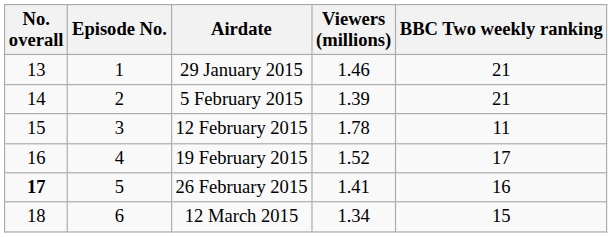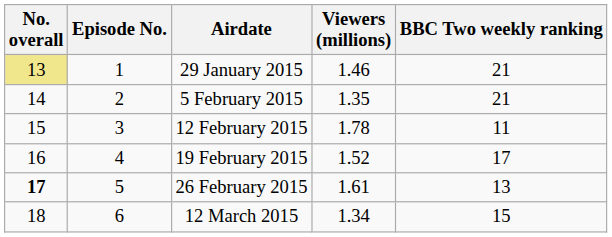(36, 69) no background -> (36, 69) khaki background
(354, 98) 1.39 -> (354, 98) 1.35
(354, 187) 1.41 -> (354, 187) 1.61
(501, 187) 16 -> (501, 187) 13
